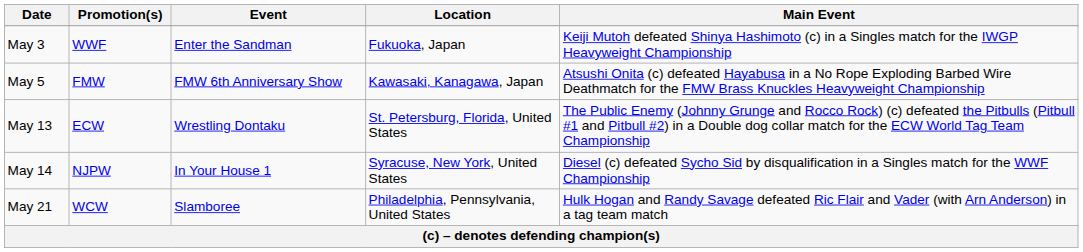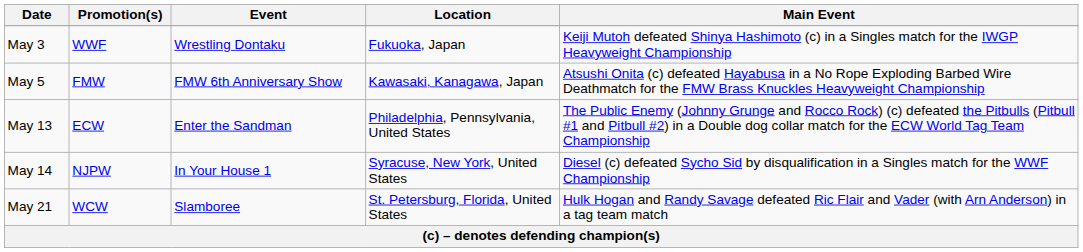(233, 44) Enter the Sandman -> (230, 44) Wrestling Dontaku
(230, 125) Wrestling Dontaku -> (233, 125) Enter the Sandman
(460, 125) St. Petersburg, Florida, United States -> (452, 125) Philadelphia, Pennsylvania, United States
(452, 207) Philadelphia, Pennsylvania, United States -> (460, 207) St. Petersburg, Florida, United States
